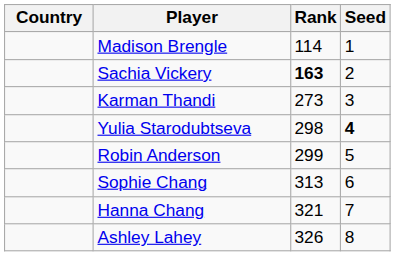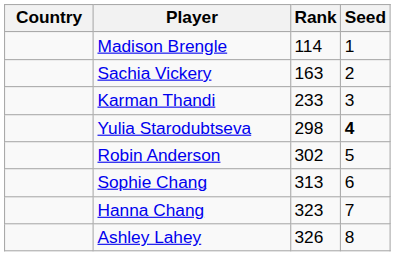(309, 73) bold -> (309, 73) normal
(309, 100) 273 -> (309, 100) 233
(309, 155) 299 -> (309, 155) 302
(309, 210) 321 -> (309, 210) 323
